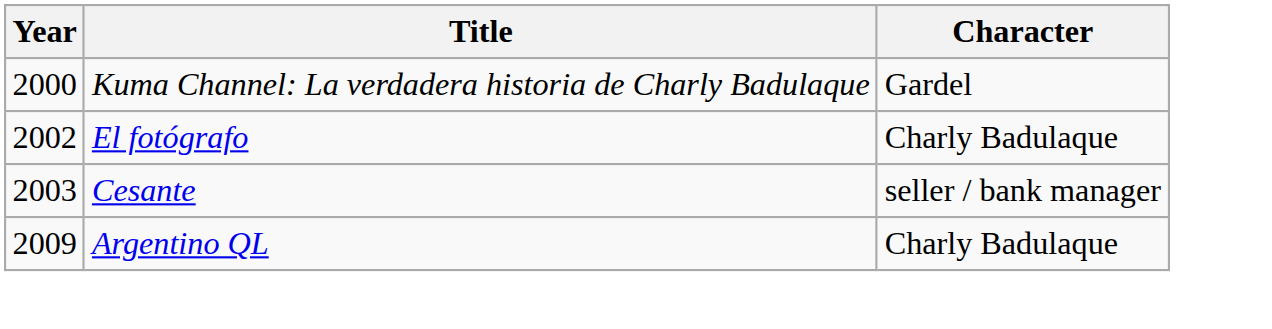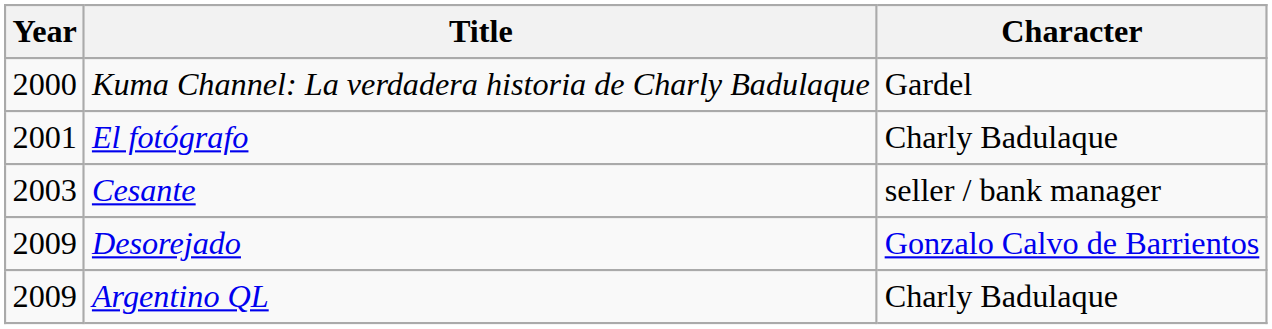(45, 137) 2002 -> (45, 137) 2001
+ row: (166, 243)
